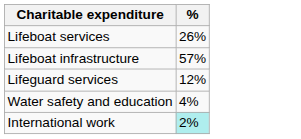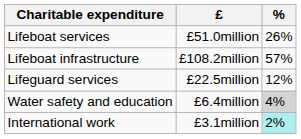+ column: (219, 15)
(189, 101) no background -> (275, 101) lightgrey background
